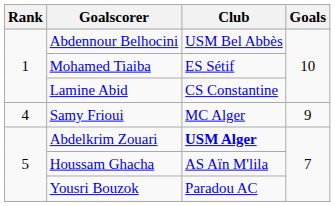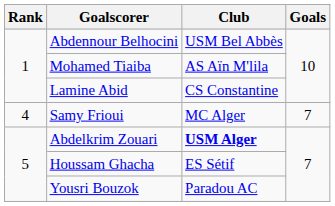(210, 66) ES Sétif -> (227, 66) AS Aïn M'lila
(308, 115) 9 -> (308, 115) 7
(227, 164) AS Aïn M'lila -> (210, 164) ES Sétif
